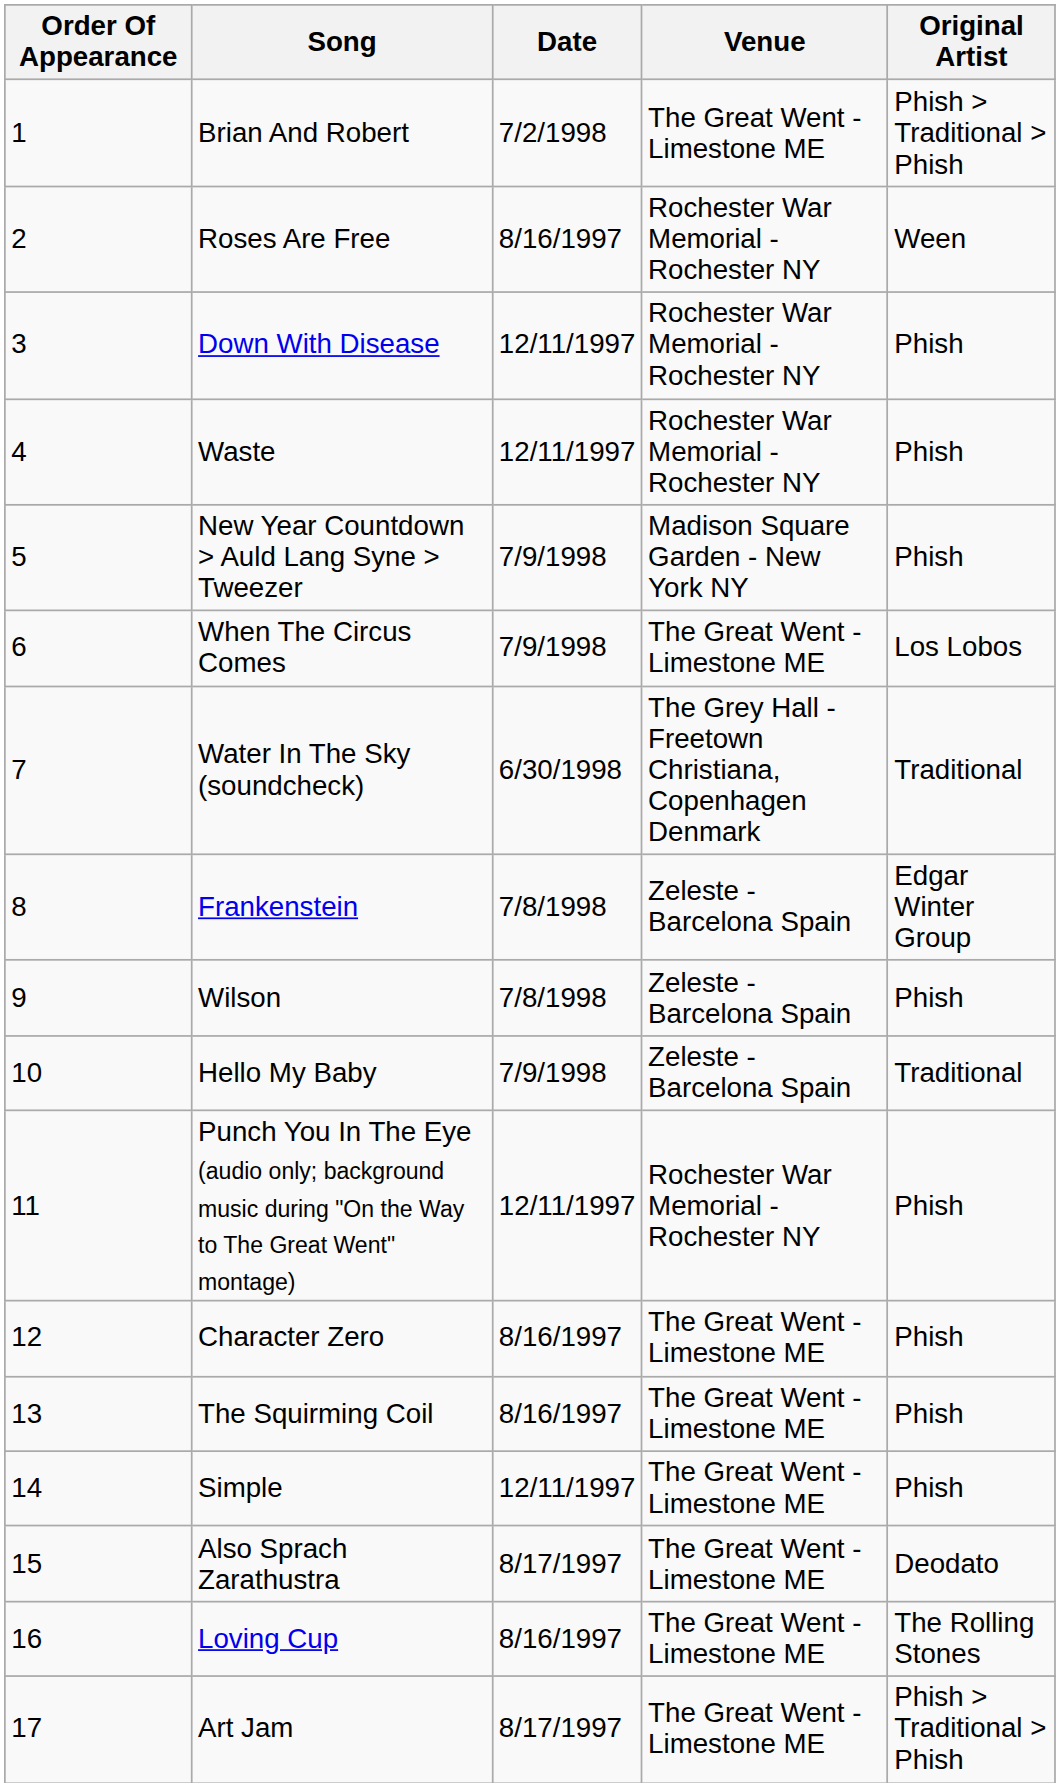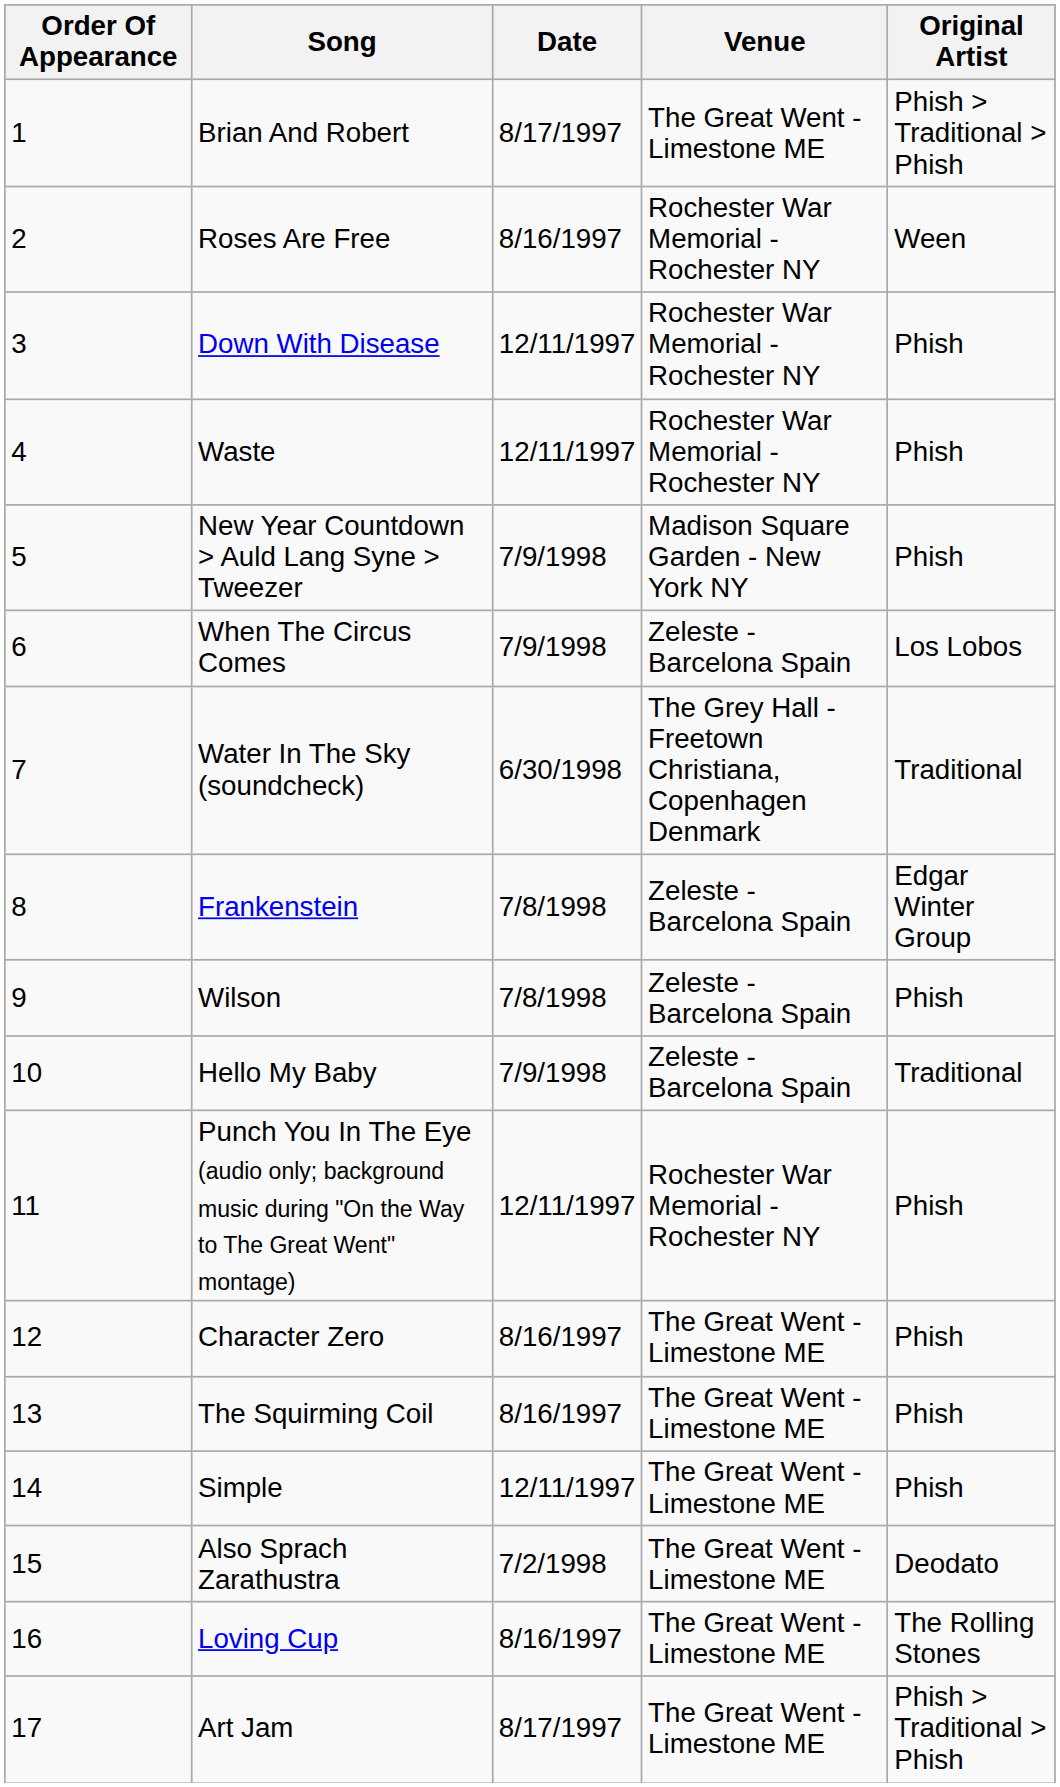(553, 132) 7/2/1998 -> (560, 132) 8/17/1997
(755, 647) The Great Went - Limestone ME -> (750, 647) Zeleste - Barcelona Spain
(560, 1563) 8/17/1997 -> (553, 1563) 7/2/1998
